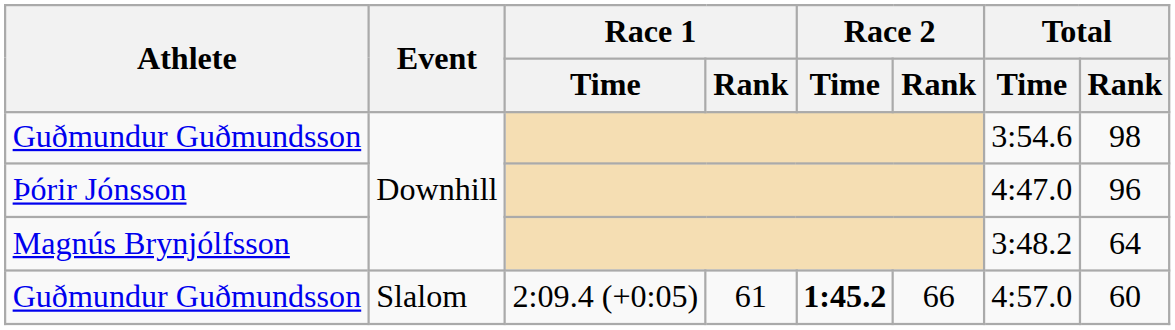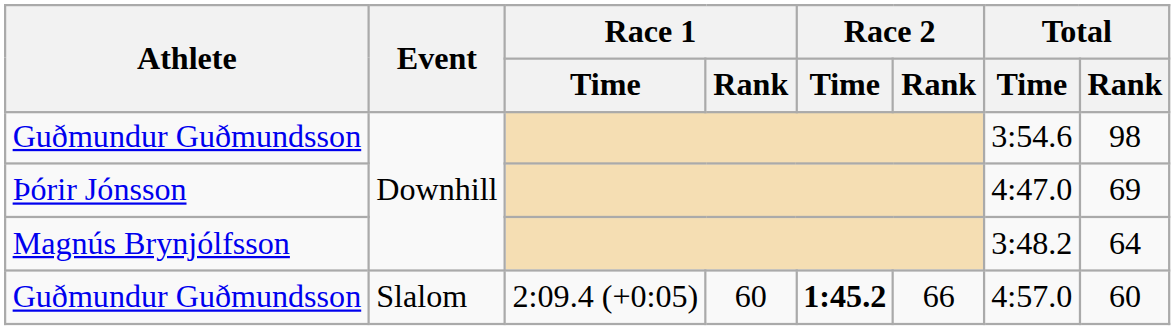(1125, 190) 96 -> (1125, 190) 69
(751, 296) 61 -> (751, 296) 60
